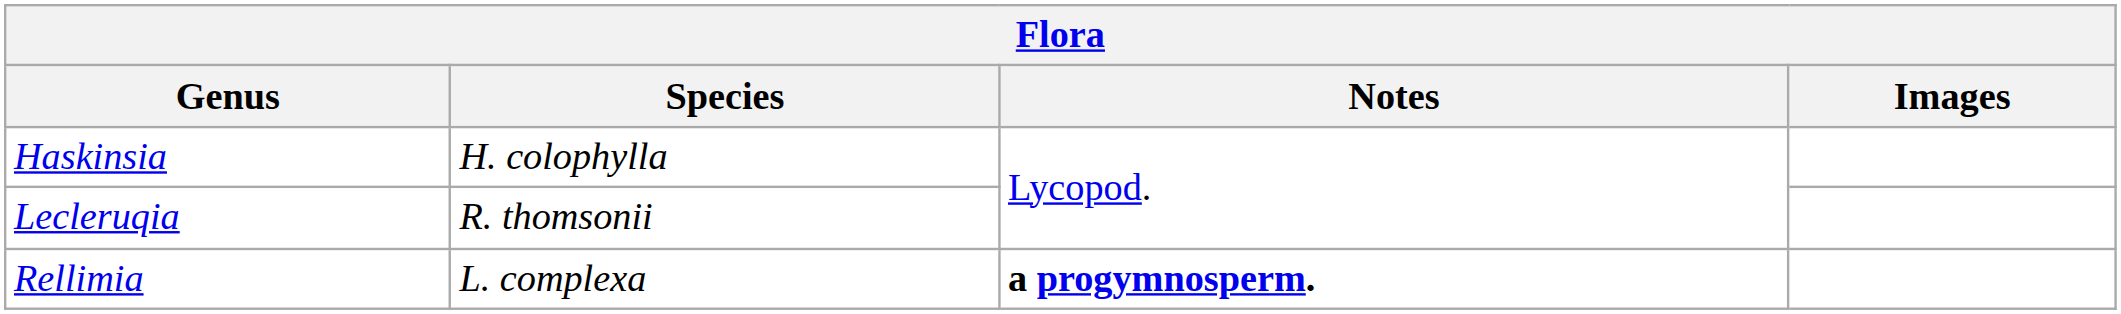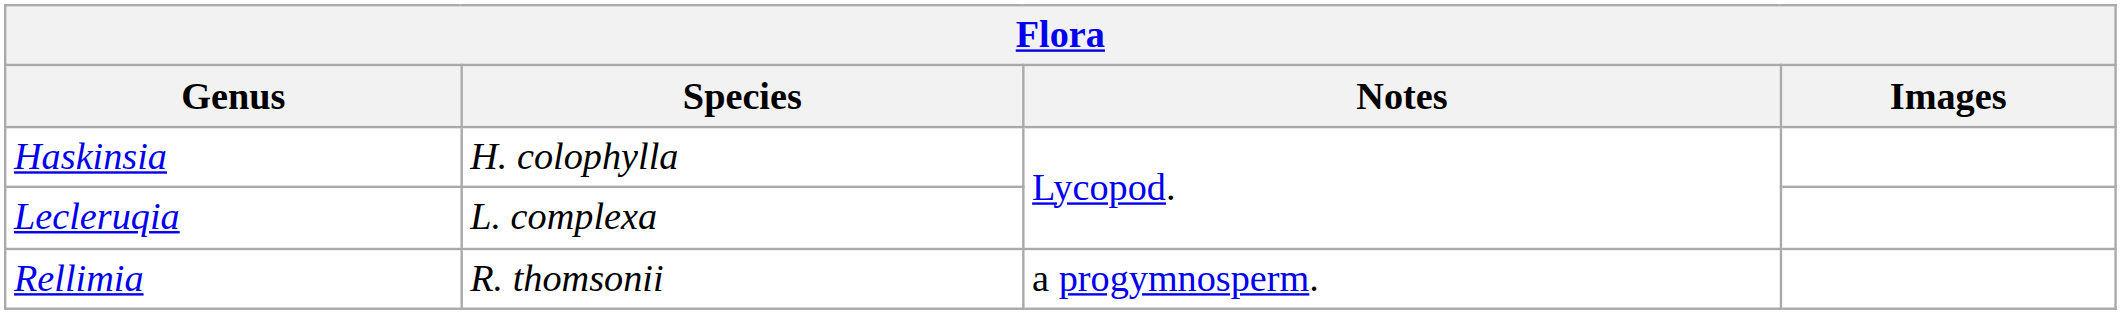(556, 216) R. thomsonii -> (564, 216) L. complexa
(553, 277) L. complexa -> (567, 277) R. thomsonii
(1162, 277) bold -> (1175, 277) normal
